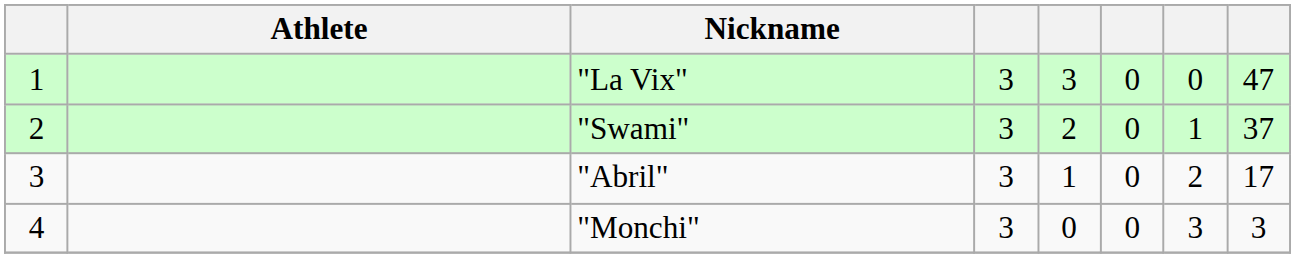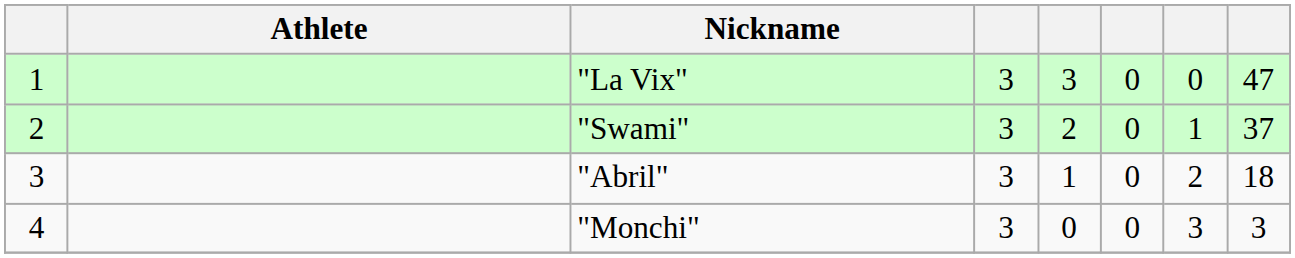(1258, 177) 17 -> (1258, 177) 18
